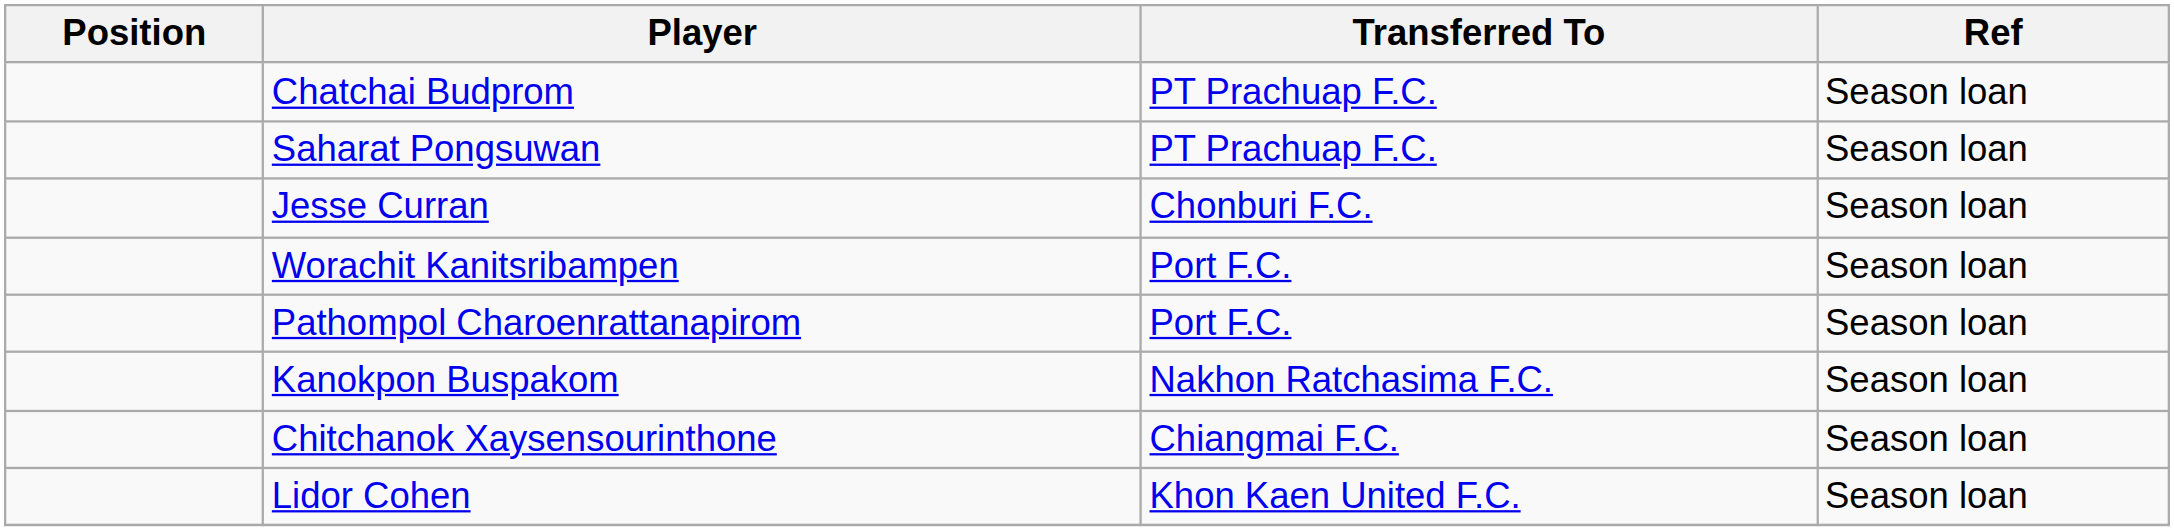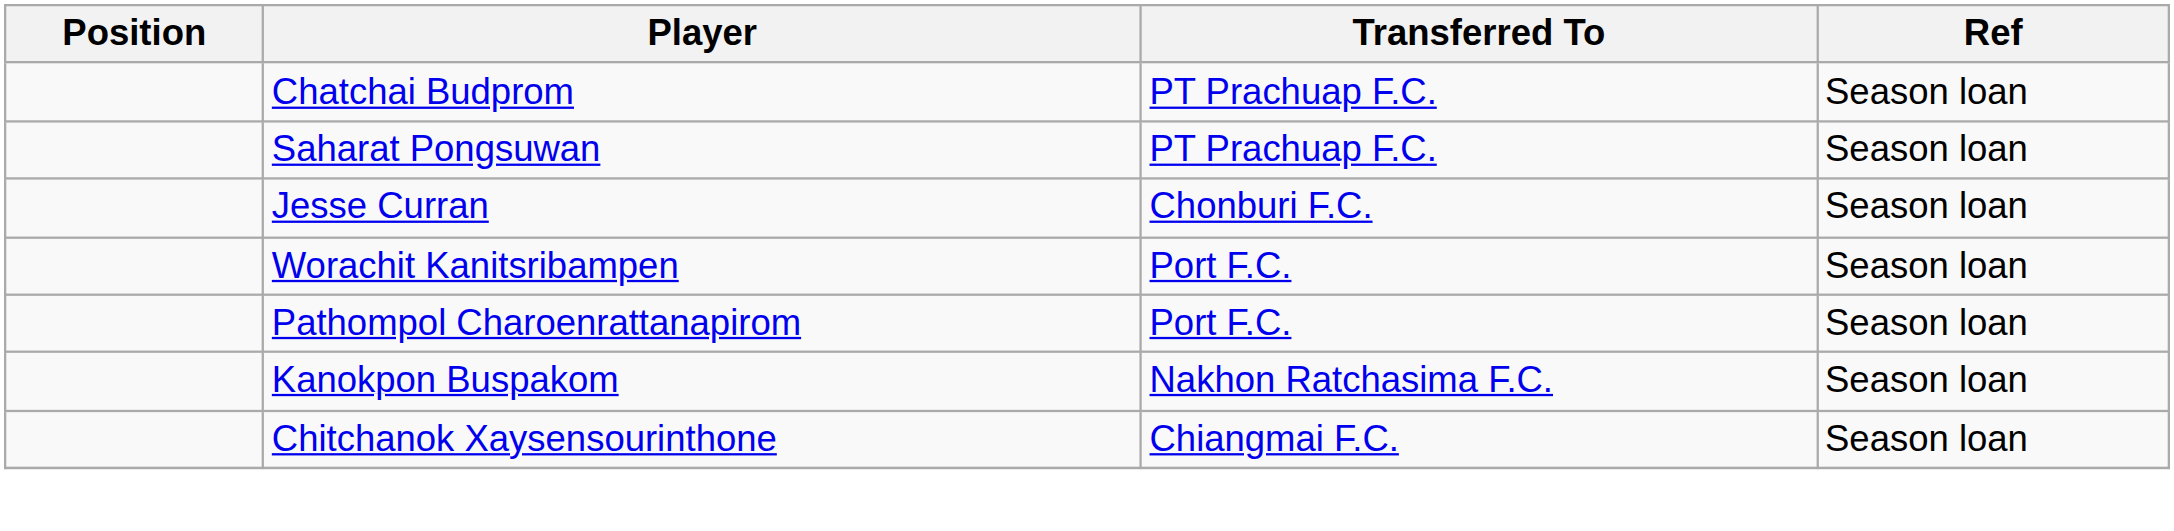- row: (371, 496)
